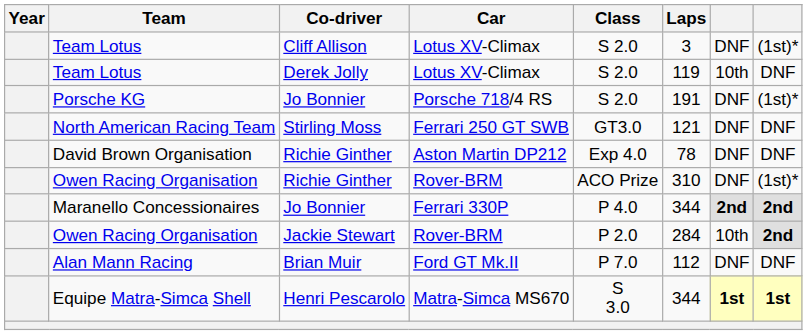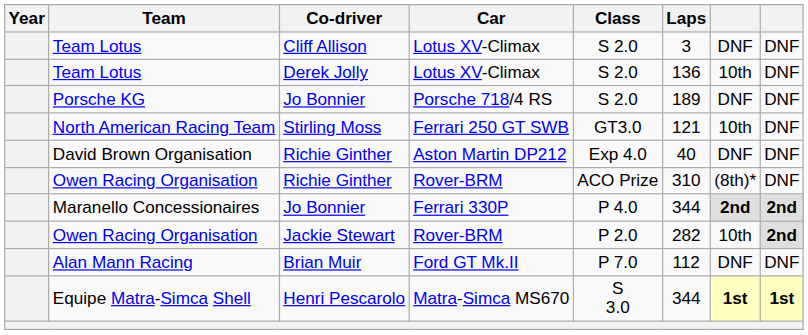(778, 46) (1st)* -> (782, 46) DNF
(686, 73) 119 -> (686, 73) 136
(686, 100) 191 -> (686, 100) 189
(778, 100) (1st)* -> (782, 100) DNF
(732, 127) DNF -> (735, 127) 10th
(686, 154) 78 -> (686, 154) 40
(732, 181) DNF -> (735, 181) (8th)*
(778, 181) (1st)* -> (782, 181) DNF
(686, 235) 284 -> (686, 235) 282
